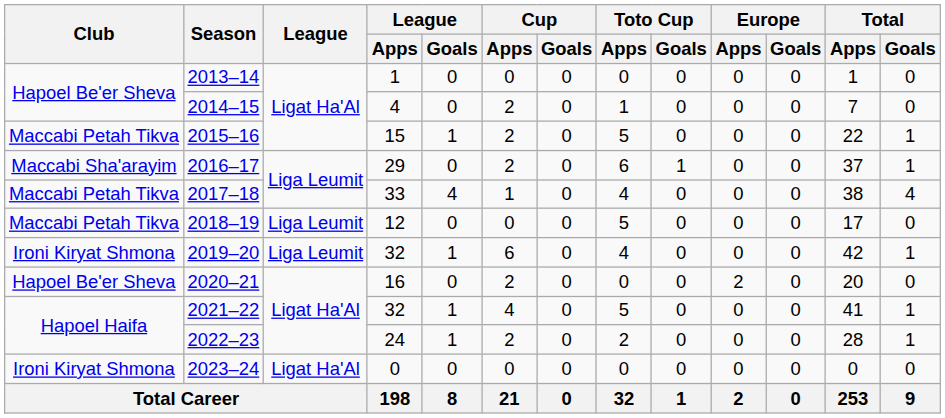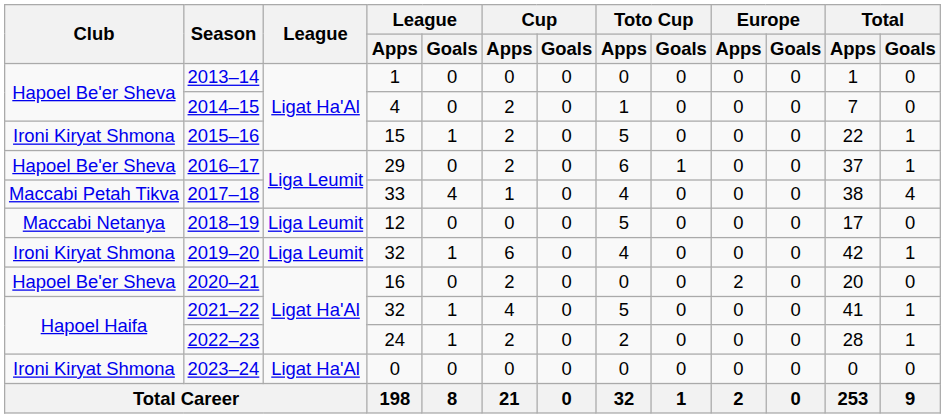(94, 136) Maccabi Petah Tikva -> (94, 136) Ironi Kiryat Shmona
(94, 165) Maccabi Sha'arayim -> (94, 165) Hapoel Be'er Sheva
(94, 223) Maccabi Petah Tikva -> (94, 223) Maccabi Netanya
